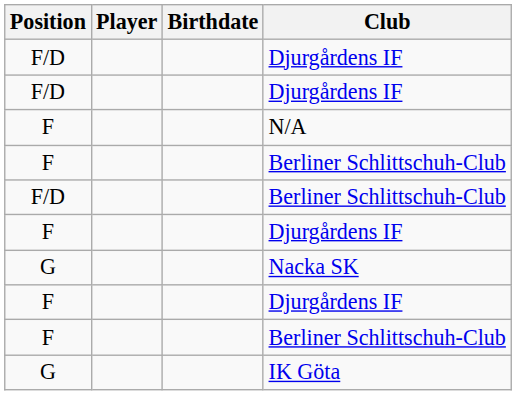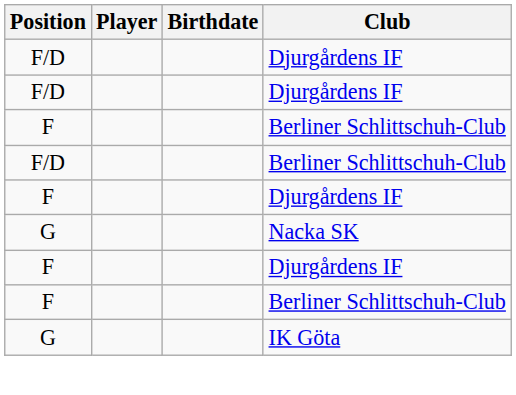- row: (48, 127)
